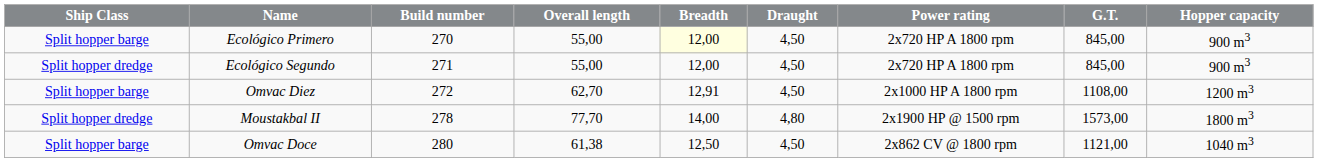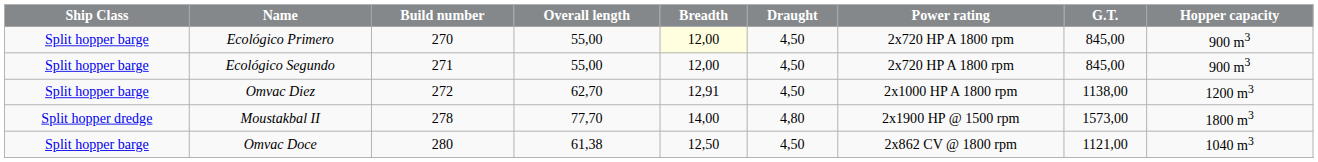(97, 66) Split hopper dredge -> (97, 66) Split hopper barge
(1105, 92) 1108,00 -> (1105, 92) 1138,00
